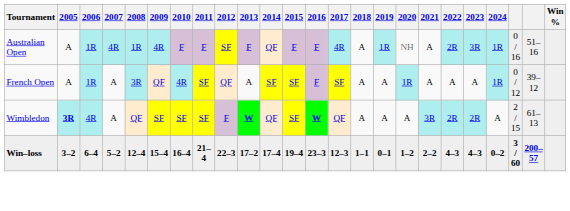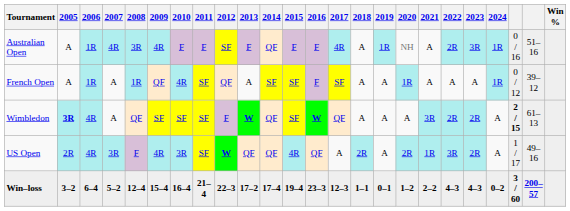(136, 47) 1R -> (136, 47) 3R
(136, 82) 3R -> (136, 82) 1R
(516, 117) normal -> (516, 117) bold
+ row: (23, 153)
